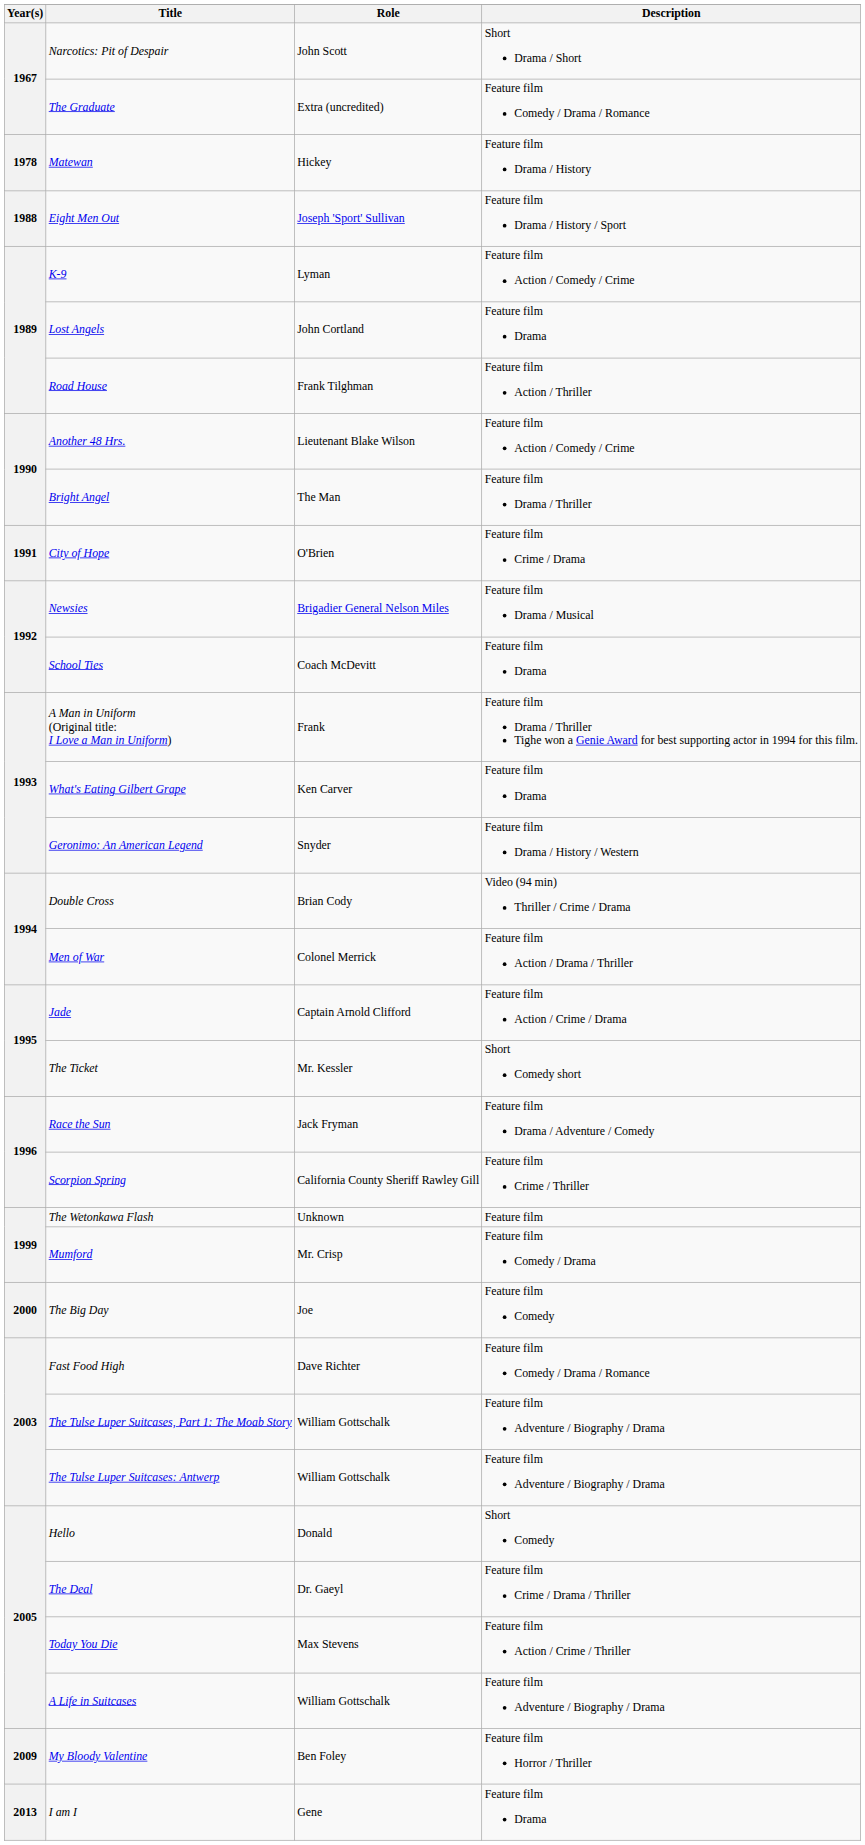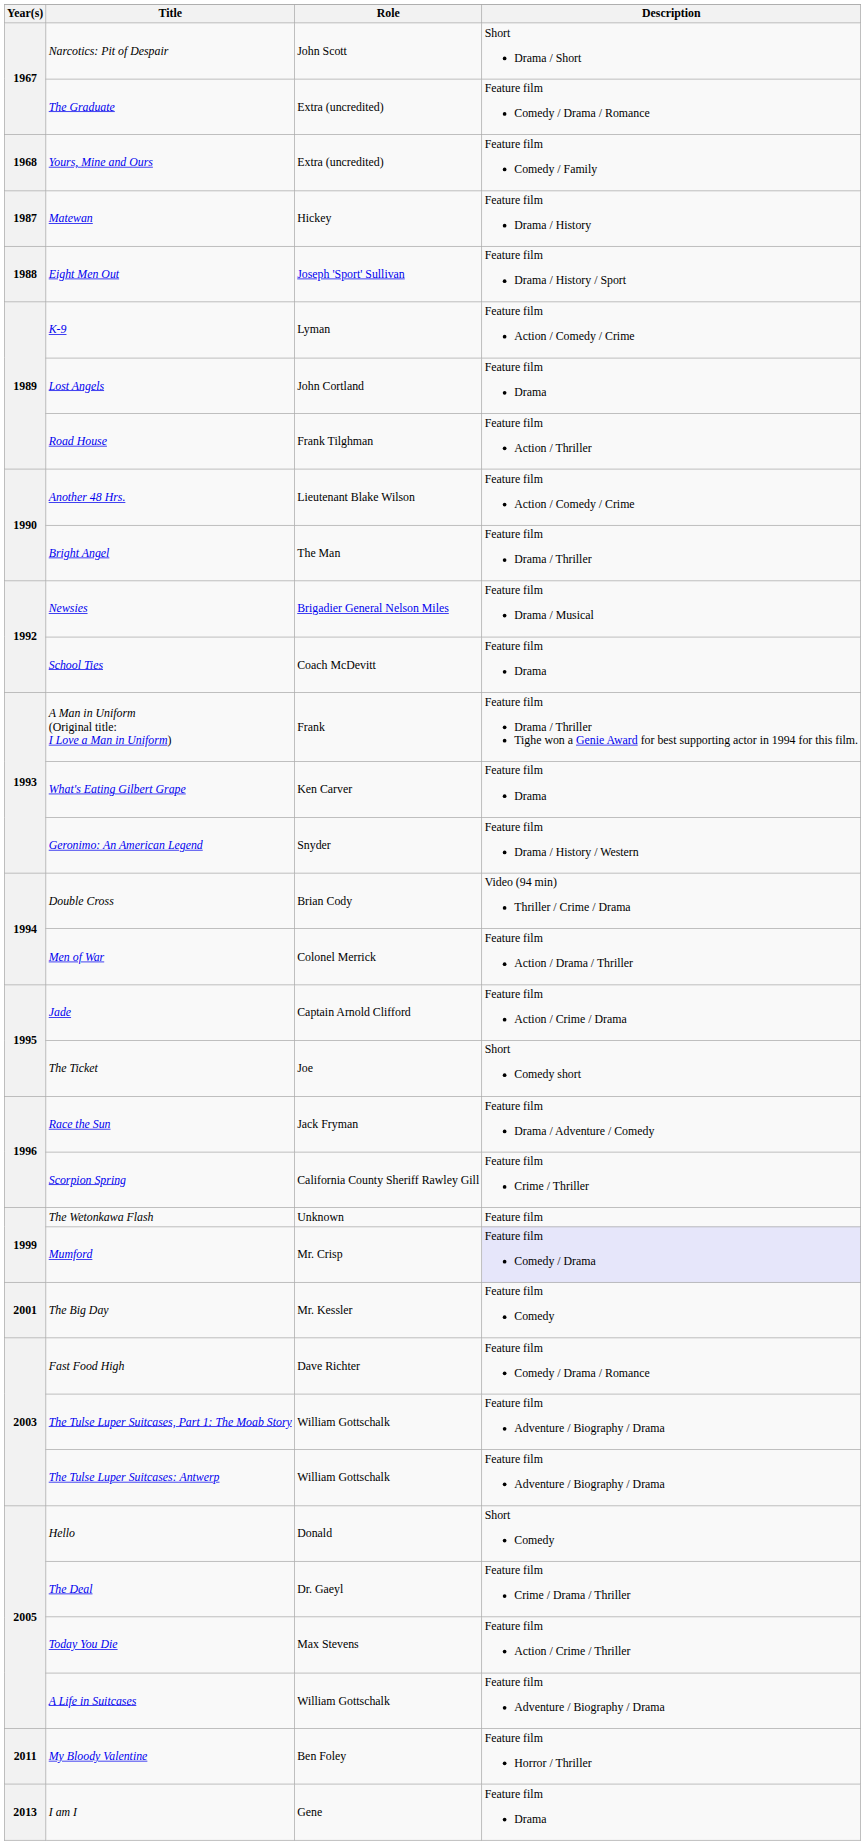+ row: (101, 162)
(25, 162) 1978 -> (25, 218) 1987
- row: (79, 553)
(325, 1068) Mr. Kessler -> (305, 1068) Joe
(671, 1249) no background -> (671, 1249) lavender background
(25, 1310) 2000 -> (25, 1310) 2001
(305, 1310) Joe -> (325, 1310) Mr. Kessler
(25, 1756) 2009 -> (25, 1756) 2011
